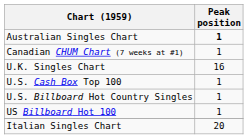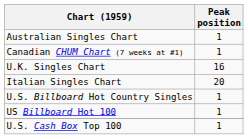(219, 37) bold -> (219, 37) normal
rows swapped: (64, 126) <-> (64, 82)
